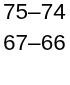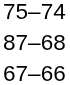+ row: (34, 42)
